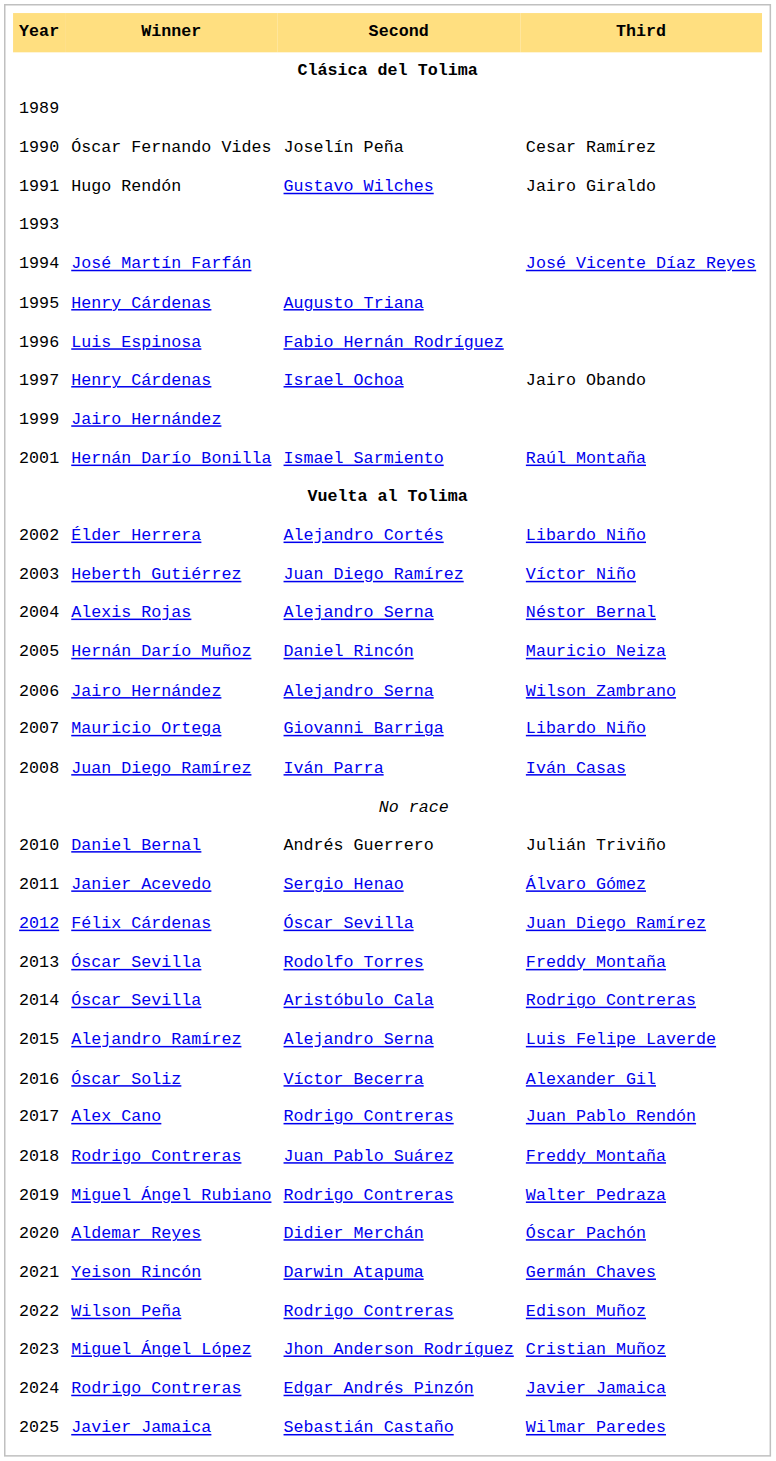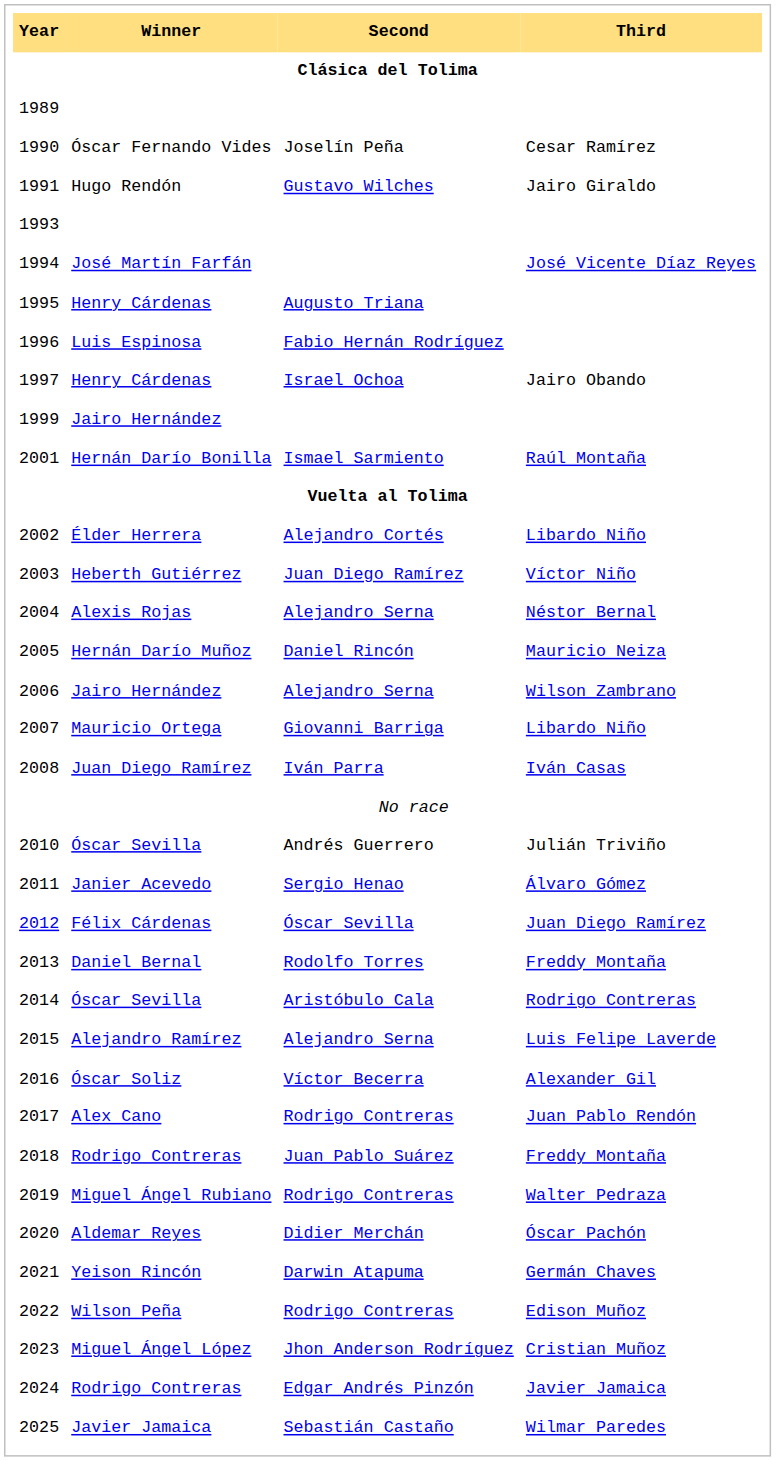(136, 846) Daniel Bernal -> (136, 846) Óscar Sevilla
(136, 962) Óscar Sevilla -> (136, 962) Daniel Bernal
